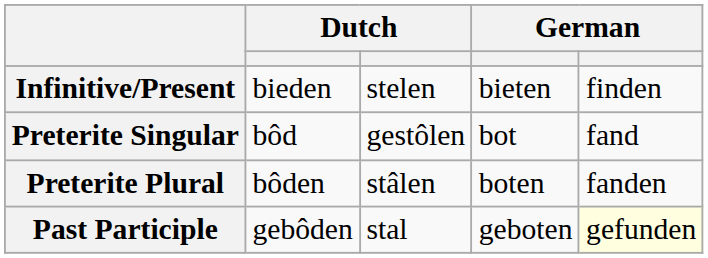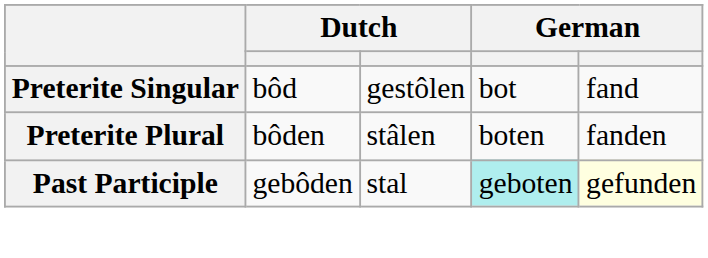- row: (125, 88)
(526, 229) no background -> (526, 182) paleturquoise background
